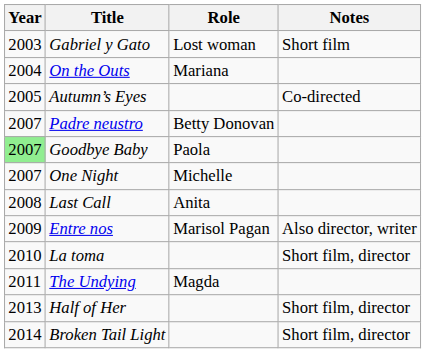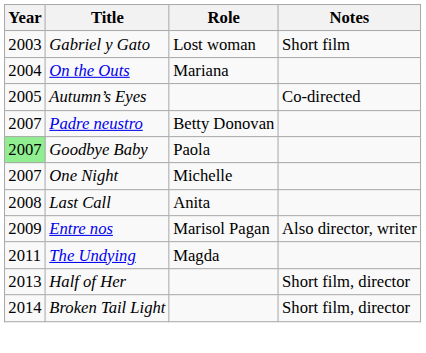- row: (77, 255)
